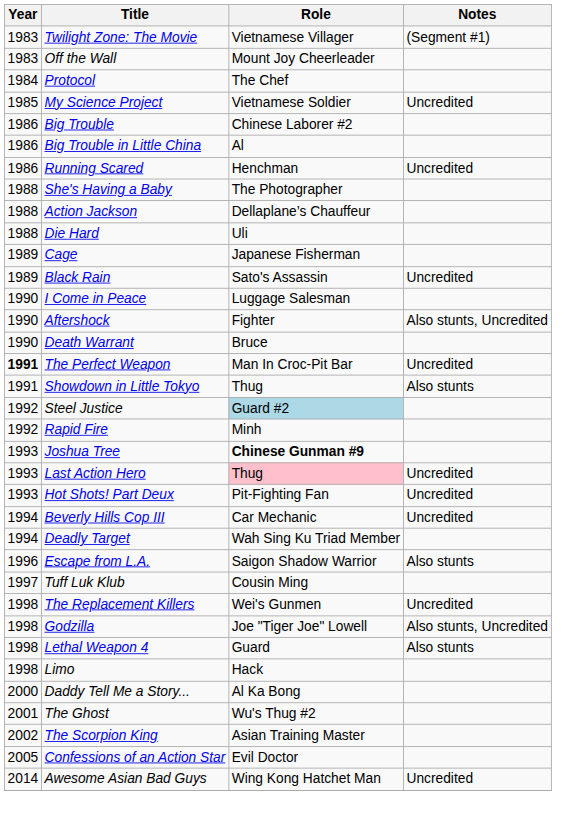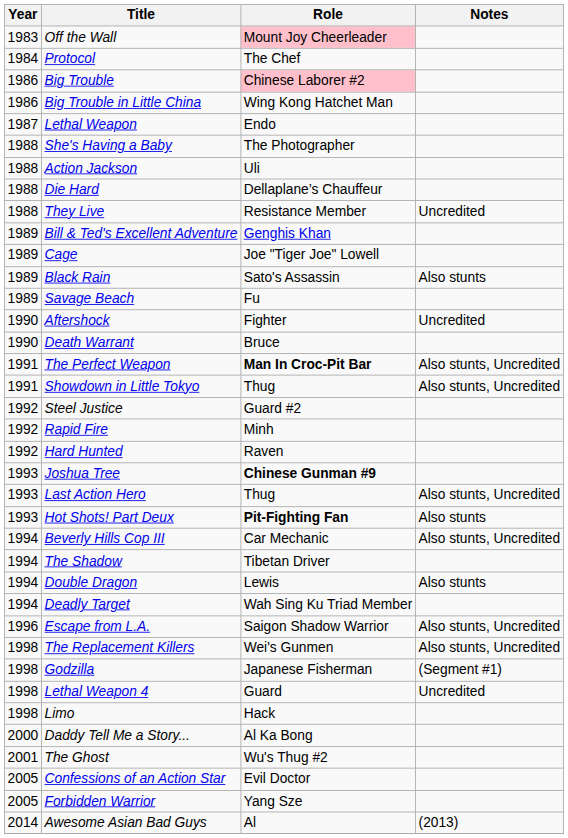- row: (121, 37)
(303, 59) no background -> (315, 37) pink background
- row: (103, 102)
(292, 124) no background -> (304, 80) pink background
(238, 146) Al -> (318, 102) Wing Kong Hatchet Man
- row: (94, 168)
+ row: (91, 124)
(301, 211) Dellaplane’s Chauffeur -> (252, 168) Uli
(240, 233) Uli -> (313, 189) Dellaplane’s Chauffeur
+ row: (74, 211)
+ row: (141, 233)
(296, 255) Japanese Fisherman -> (311, 255) Joe "Tiger Joe" Lowell
(440, 277) Uncredited -> (452, 277) Also stunts
+ row: (89, 299)
- row: (95, 299)
(477, 320) Also stunts, Uncredited -> (452, 320) Uncredited
(23, 364) bold -> (23, 364) normal
(292, 364) normal -> (308, 364) bold
(440, 364) Uncredited -> (489, 364) Also stunts, Uncredited
(440, 386) Also stunts -> (489, 386) Also stunts, Uncredited
(260, 408) lightblue background -> (272, 408) no background
+ row: (84, 451)
(247, 473) pink background -> (259, 495) no background
(440, 473) Uncredited -> (489, 495) Also stunts, Uncredited
(280, 495) normal -> (296, 517) bold
(440, 495) Uncredited -> (452, 517) Also stunts
(440, 517) Uncredited -> (489, 539) Also stunts, Uncredited
+ row: (83, 560)
+ row: (91, 582)
(440, 560) Also stunts -> (489, 626) Also stunts, Uncredited
- row: (85, 582)
(440, 604) Uncredited -> (489, 648) Also stunts, Uncredited
(299, 626) Joe "Tiger Joe" Lowell -> (308, 670) Japanese Fisherman
(477, 626) Also stunts, Uncredited -> (460, 670) (Segment #1)
(440, 648) Also stunts -> (452, 691) Uncredited
- row: (101, 735)
+ row: (100, 801)
(306, 779) Wing Kong Hatchet Man -> (250, 822) Al
(440, 779) Uncredited -> (438, 822) (2013)
